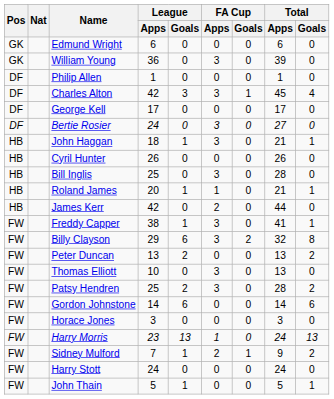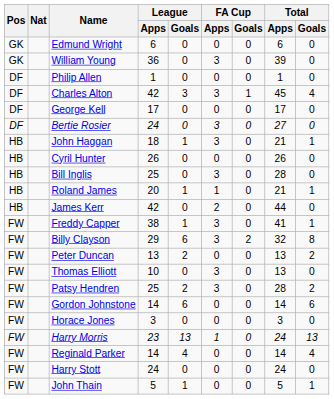- row: (86, 353)
+ row: (88, 353)
